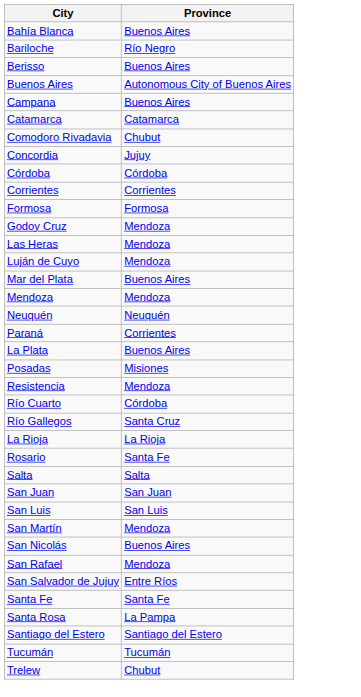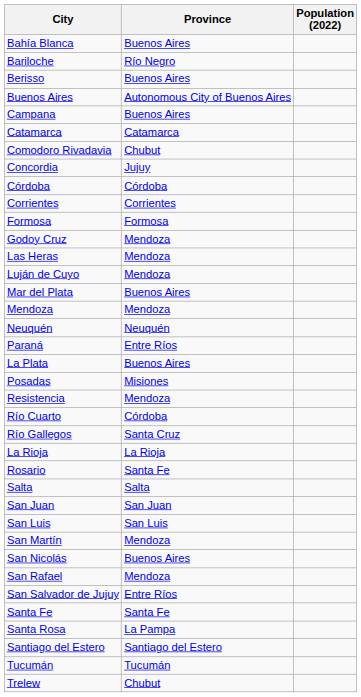+ column: (325, 19)
(150, 333) Corrientes -> (151, 345) Entre Ríos
